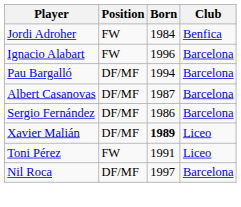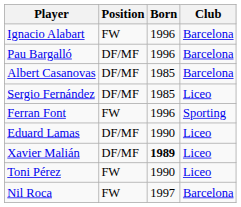- row: (42, 34)
(163, 73) 1994 -> (163, 53) 1996
(163, 93) 1987 -> (163, 73) 1985
(163, 113) 1986 -> (163, 93) 1985
(208, 113) Barcelona -> (197, 93) Liceo
+ row: (37, 113)
+ row: (43, 133)
(163, 152) 1991 -> (163, 172) 1990
(120, 172) DF/MF -> (111, 192) FW
